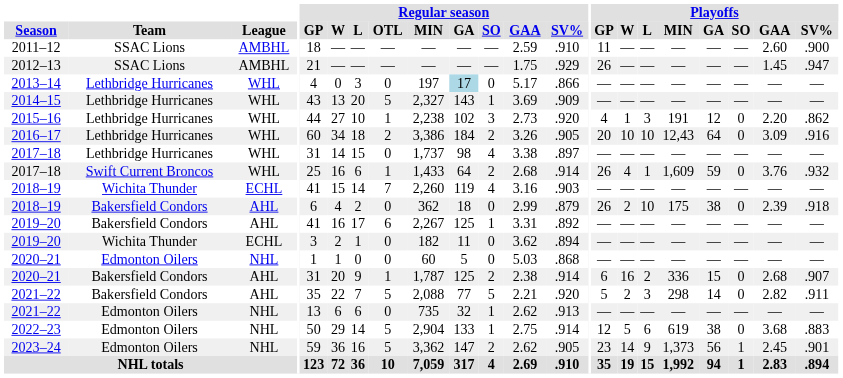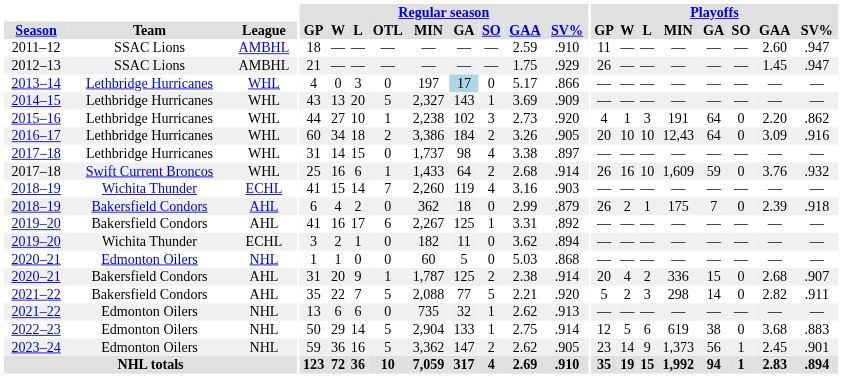(817, 48) .900 -> (817, 48) .947
(714, 118) 12 -> (714, 118) 64
(627, 171) 4 -> (627, 171) 16
(647, 171) 1 -> (647, 171) 10
(647, 206) 10 -> (647, 206) 1
(714, 206) 38 -> (714, 206) 7
(604, 276) 6 -> (604, 276) 20
(627, 276) 16 -> (627, 276) 4
